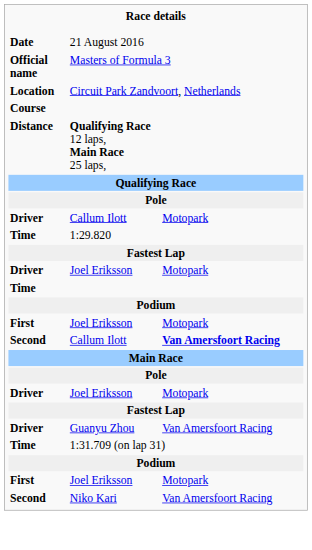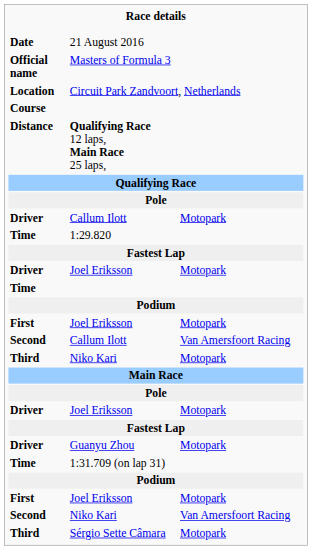(221, 340) bold -> (235, 340) normal
+ row: (25, 358)
(217, 428) Van Amersfoort Racing -> (203, 445) Motopark
+ row: (25, 533)
